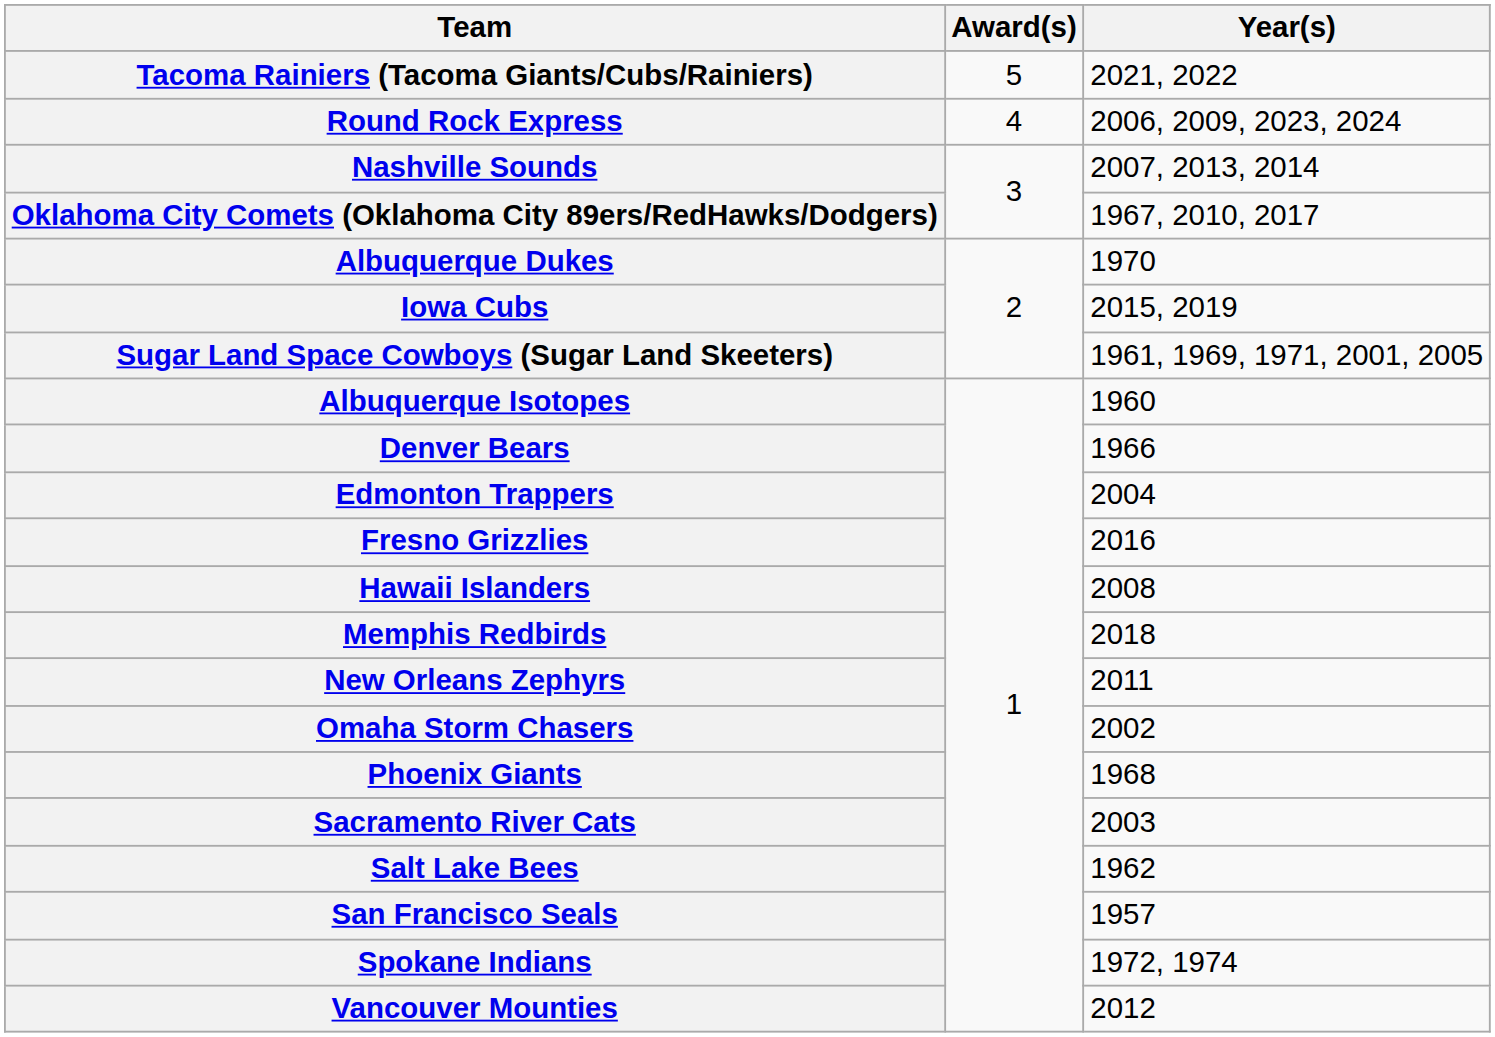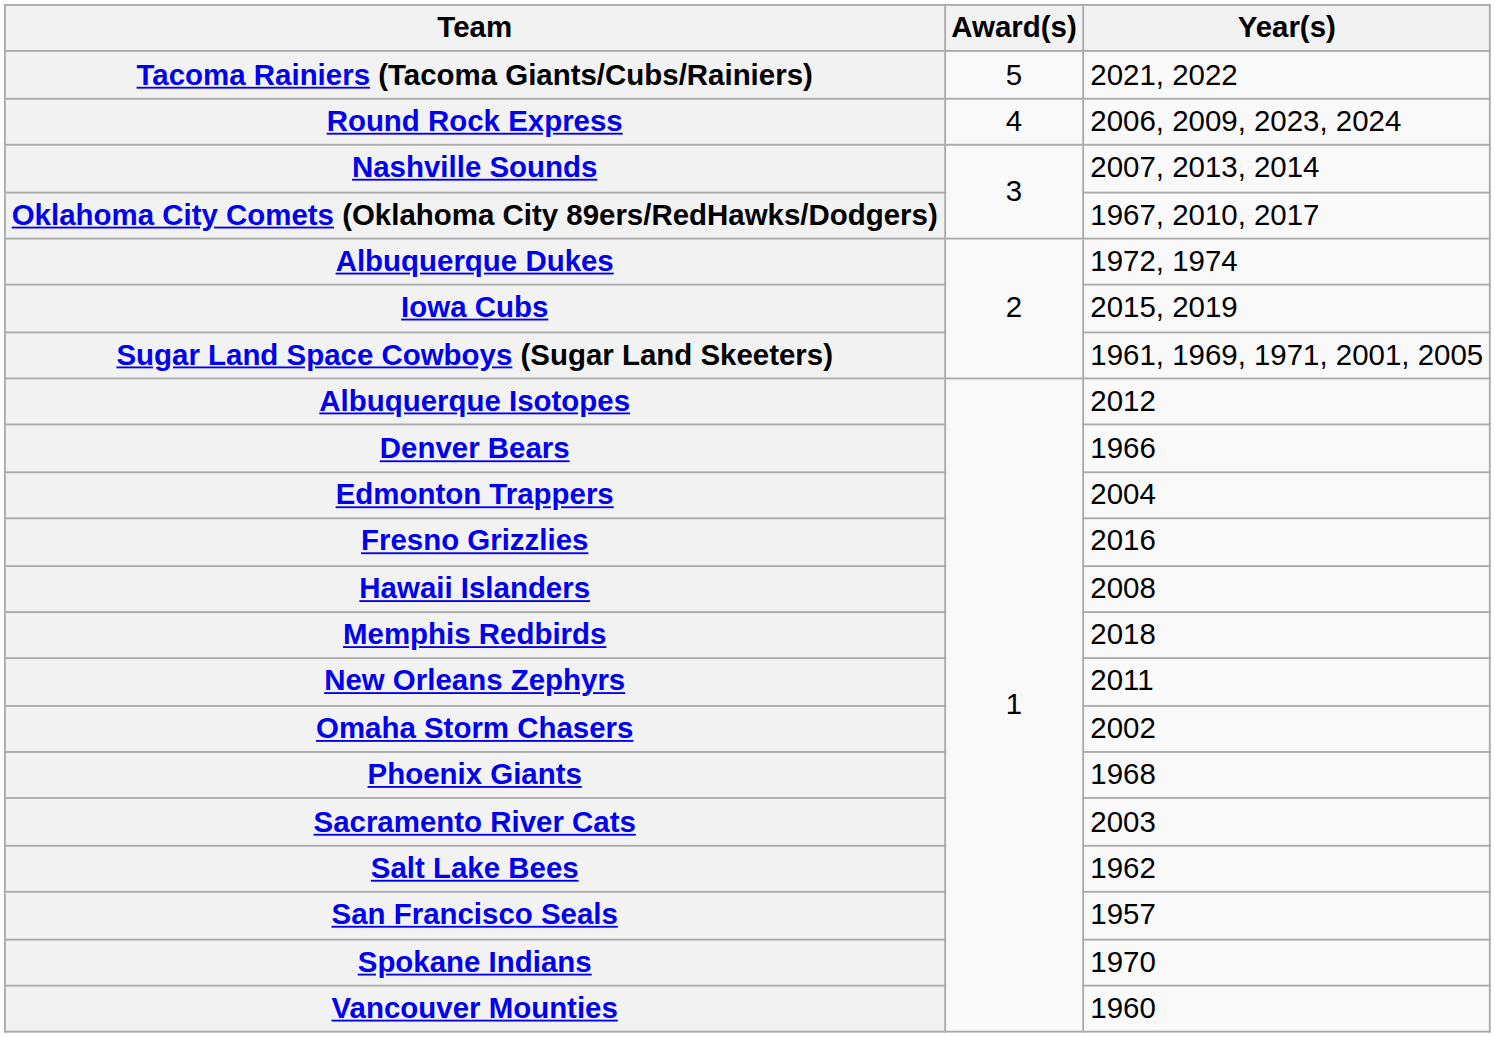(1123, 261) 1970 -> (1164, 261) 1972, 1974
(1123, 401) 1960 -> (1123, 401) 2012
(1164, 961) 1972, 1974 -> (1123, 961) 1970
(1123, 1008) 2012 -> (1123, 1008) 1960
